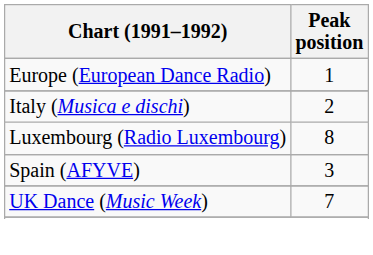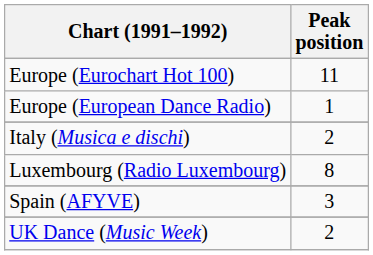+ row: (122, 74)
(329, 201) 7 -> (329, 233) 2
